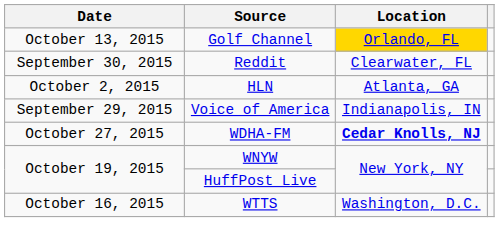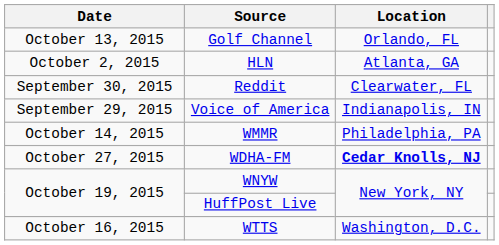(411, 40) gold background -> (411, 40) no background
rows swapped: (260, 63) <-> (260, 87)
+ row: (260, 134)
